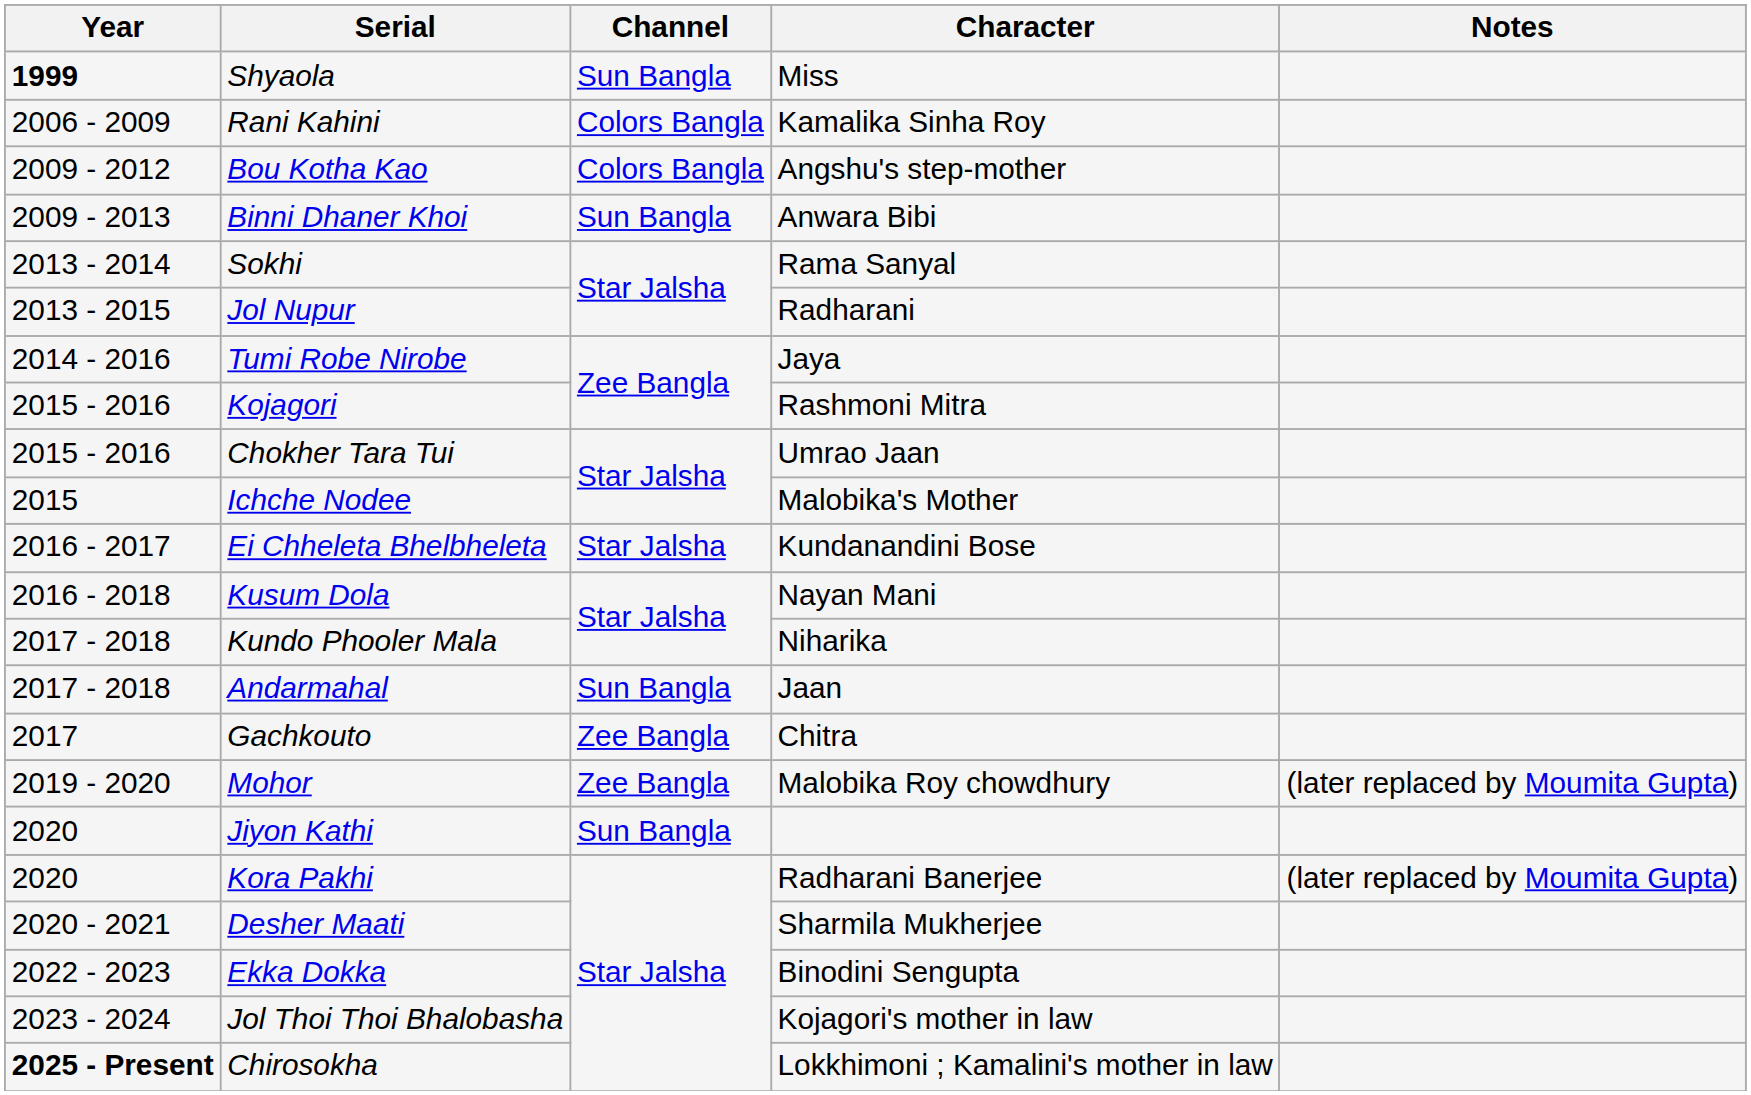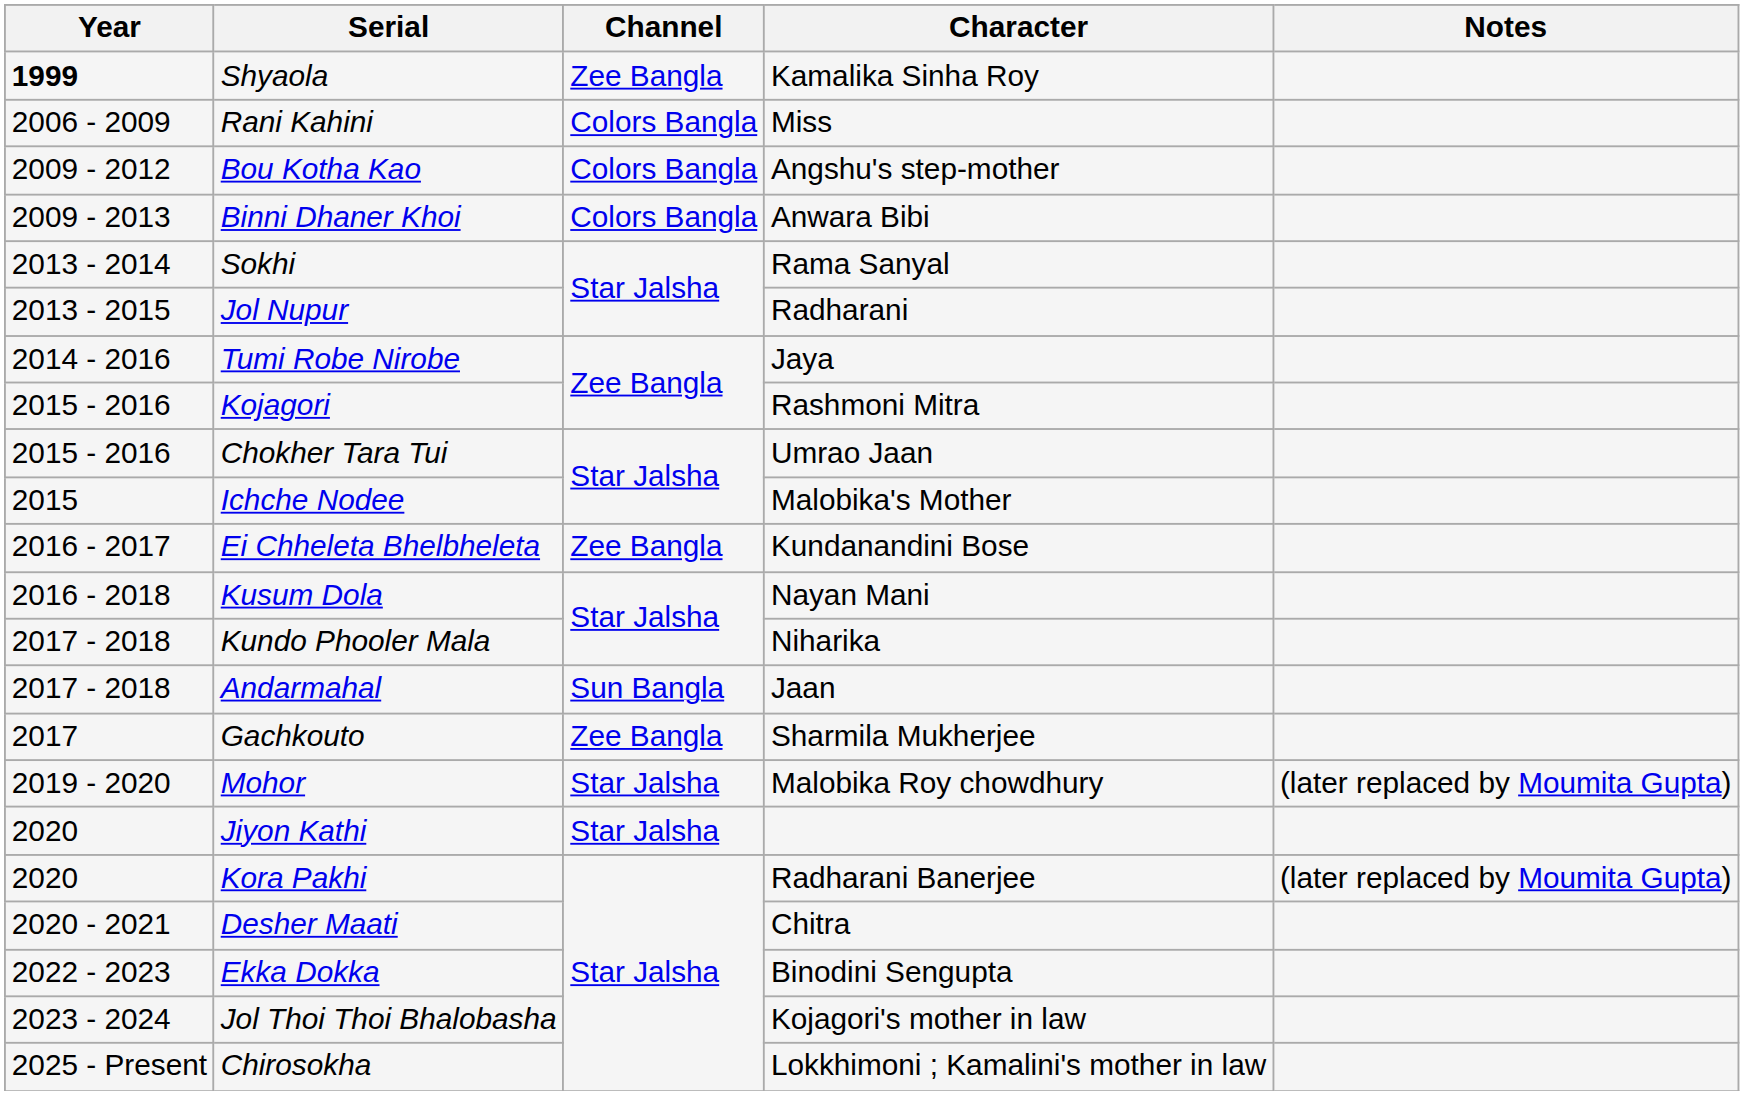(654, 75) Sun Bangla -> (646, 75) Zee Bangla
(808, 75) Miss -> (905, 75) Kamalika Sinha Roy
(912, 122) Kamalika Sinha Roy -> (802, 122) Miss
(654, 216) Sun Bangla -> (664, 216) Colors Bangla
(651, 547) Star Jalsha -> (646, 547) Zee Bangla
(817, 736) Chitra -> (903, 736) Sharmila Mukherjee
(653, 783) Zee Bangla -> (645, 783) Star Jalsha
(654, 830) Sun Bangla -> (645, 830) Star Jalsha
(910, 924) Sharmila Mukherjee -> (811, 924) Chitra
(113, 1066) bold -> (109, 1066) normal
